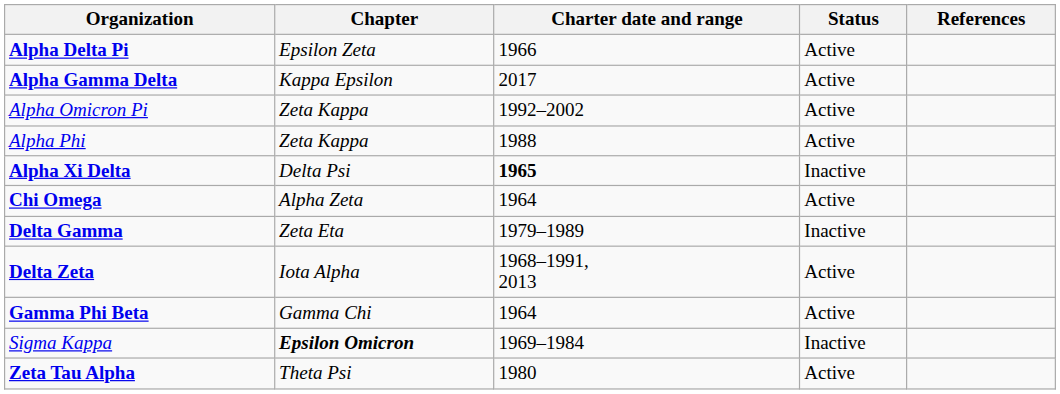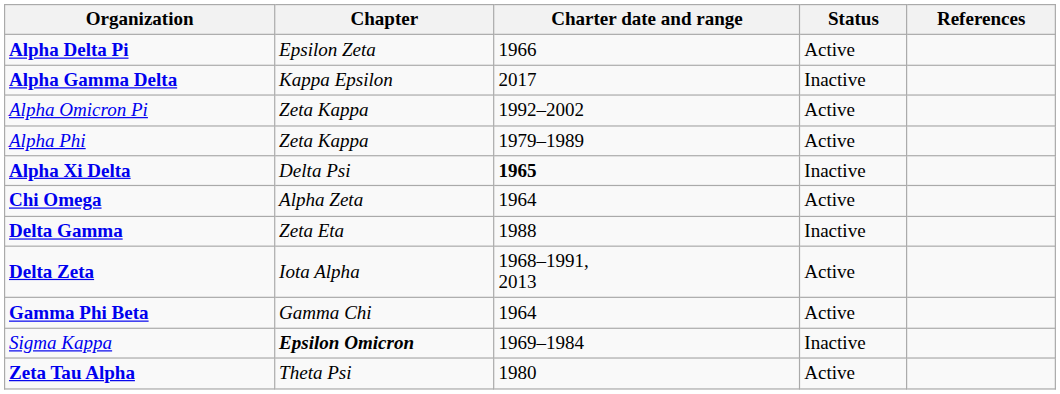(830, 79) Active -> (835, 79) Inactive
(517, 140) 1988 -> (541, 140) 1979–1989
(541, 230) 1979–1989 -> (517, 230) 1988
